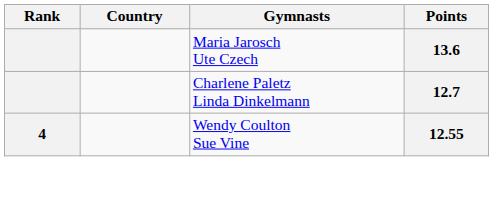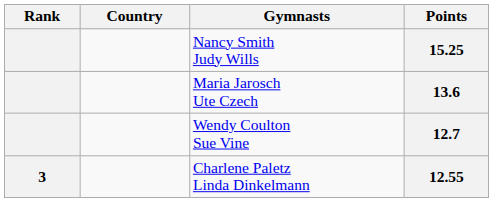+ row: (446, 50)
(251, 92) Charlene Paletz Linda Dinkelmann -> (242, 134) Wendy Coulton Sue Vine
(42, 134) 4 -> (42, 176) 3
(242, 134) Wendy Coulton Sue Vine -> (251, 176) Charlene Paletz Linda Dinkelmann
